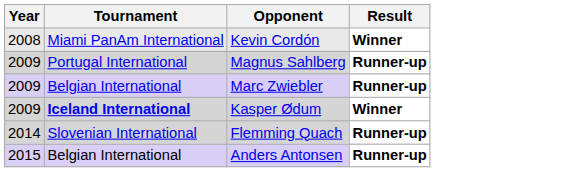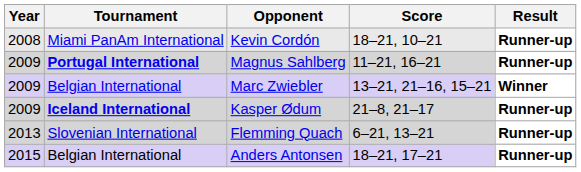+ column: (422, 17)
(377, 40) Winner -> (535, 40) Runner-up
(117, 63) normal -> (123, 63) bold
(390, 86) Runner-up -> (523, 86) Winner
(377, 109) Winner -> (535, 109) Runner-up
(24, 133) 2014 -> (24, 133) 2013
